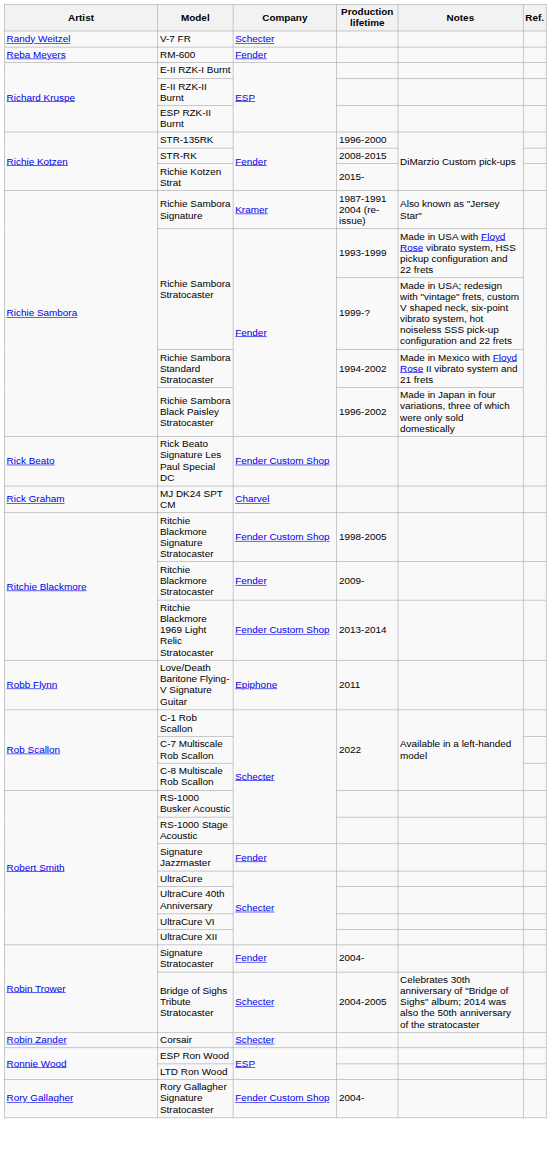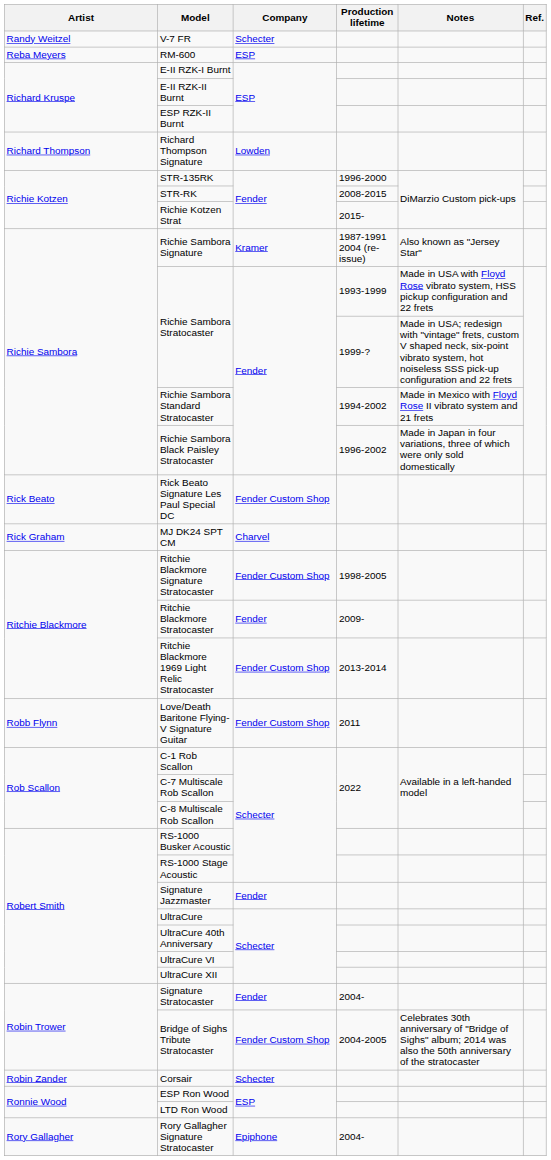(251, 54) Fender -> (245, 54) ESP
+ row: (183, 151)
(256, 685) Epiphone -> (282, 723) Fender Custom Shop
(255, 1002) Schecter -> (282, 1040) Fender Custom Shop
(282, 1098) Fender Custom Shop -> (256, 1136) Epiphone
